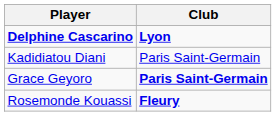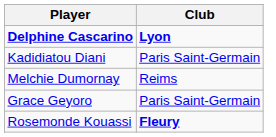+ row: (64, 79)
(203, 79) bold -> (200, 100) normal
